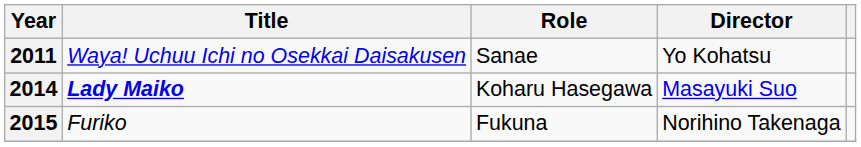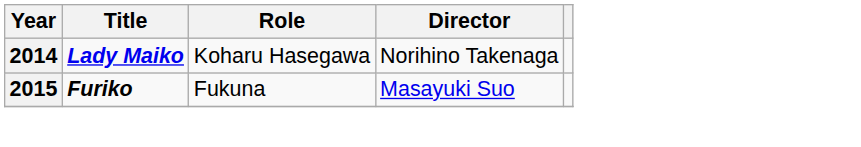- row: (33, 55)
(730, 89) Masayuki Suo -> (469, 55) Norihino Takenaga
(97, 123) normal -> (100, 89) bold
(751, 123) Norihino Takenaga -> (447, 89) Masayuki Suo
